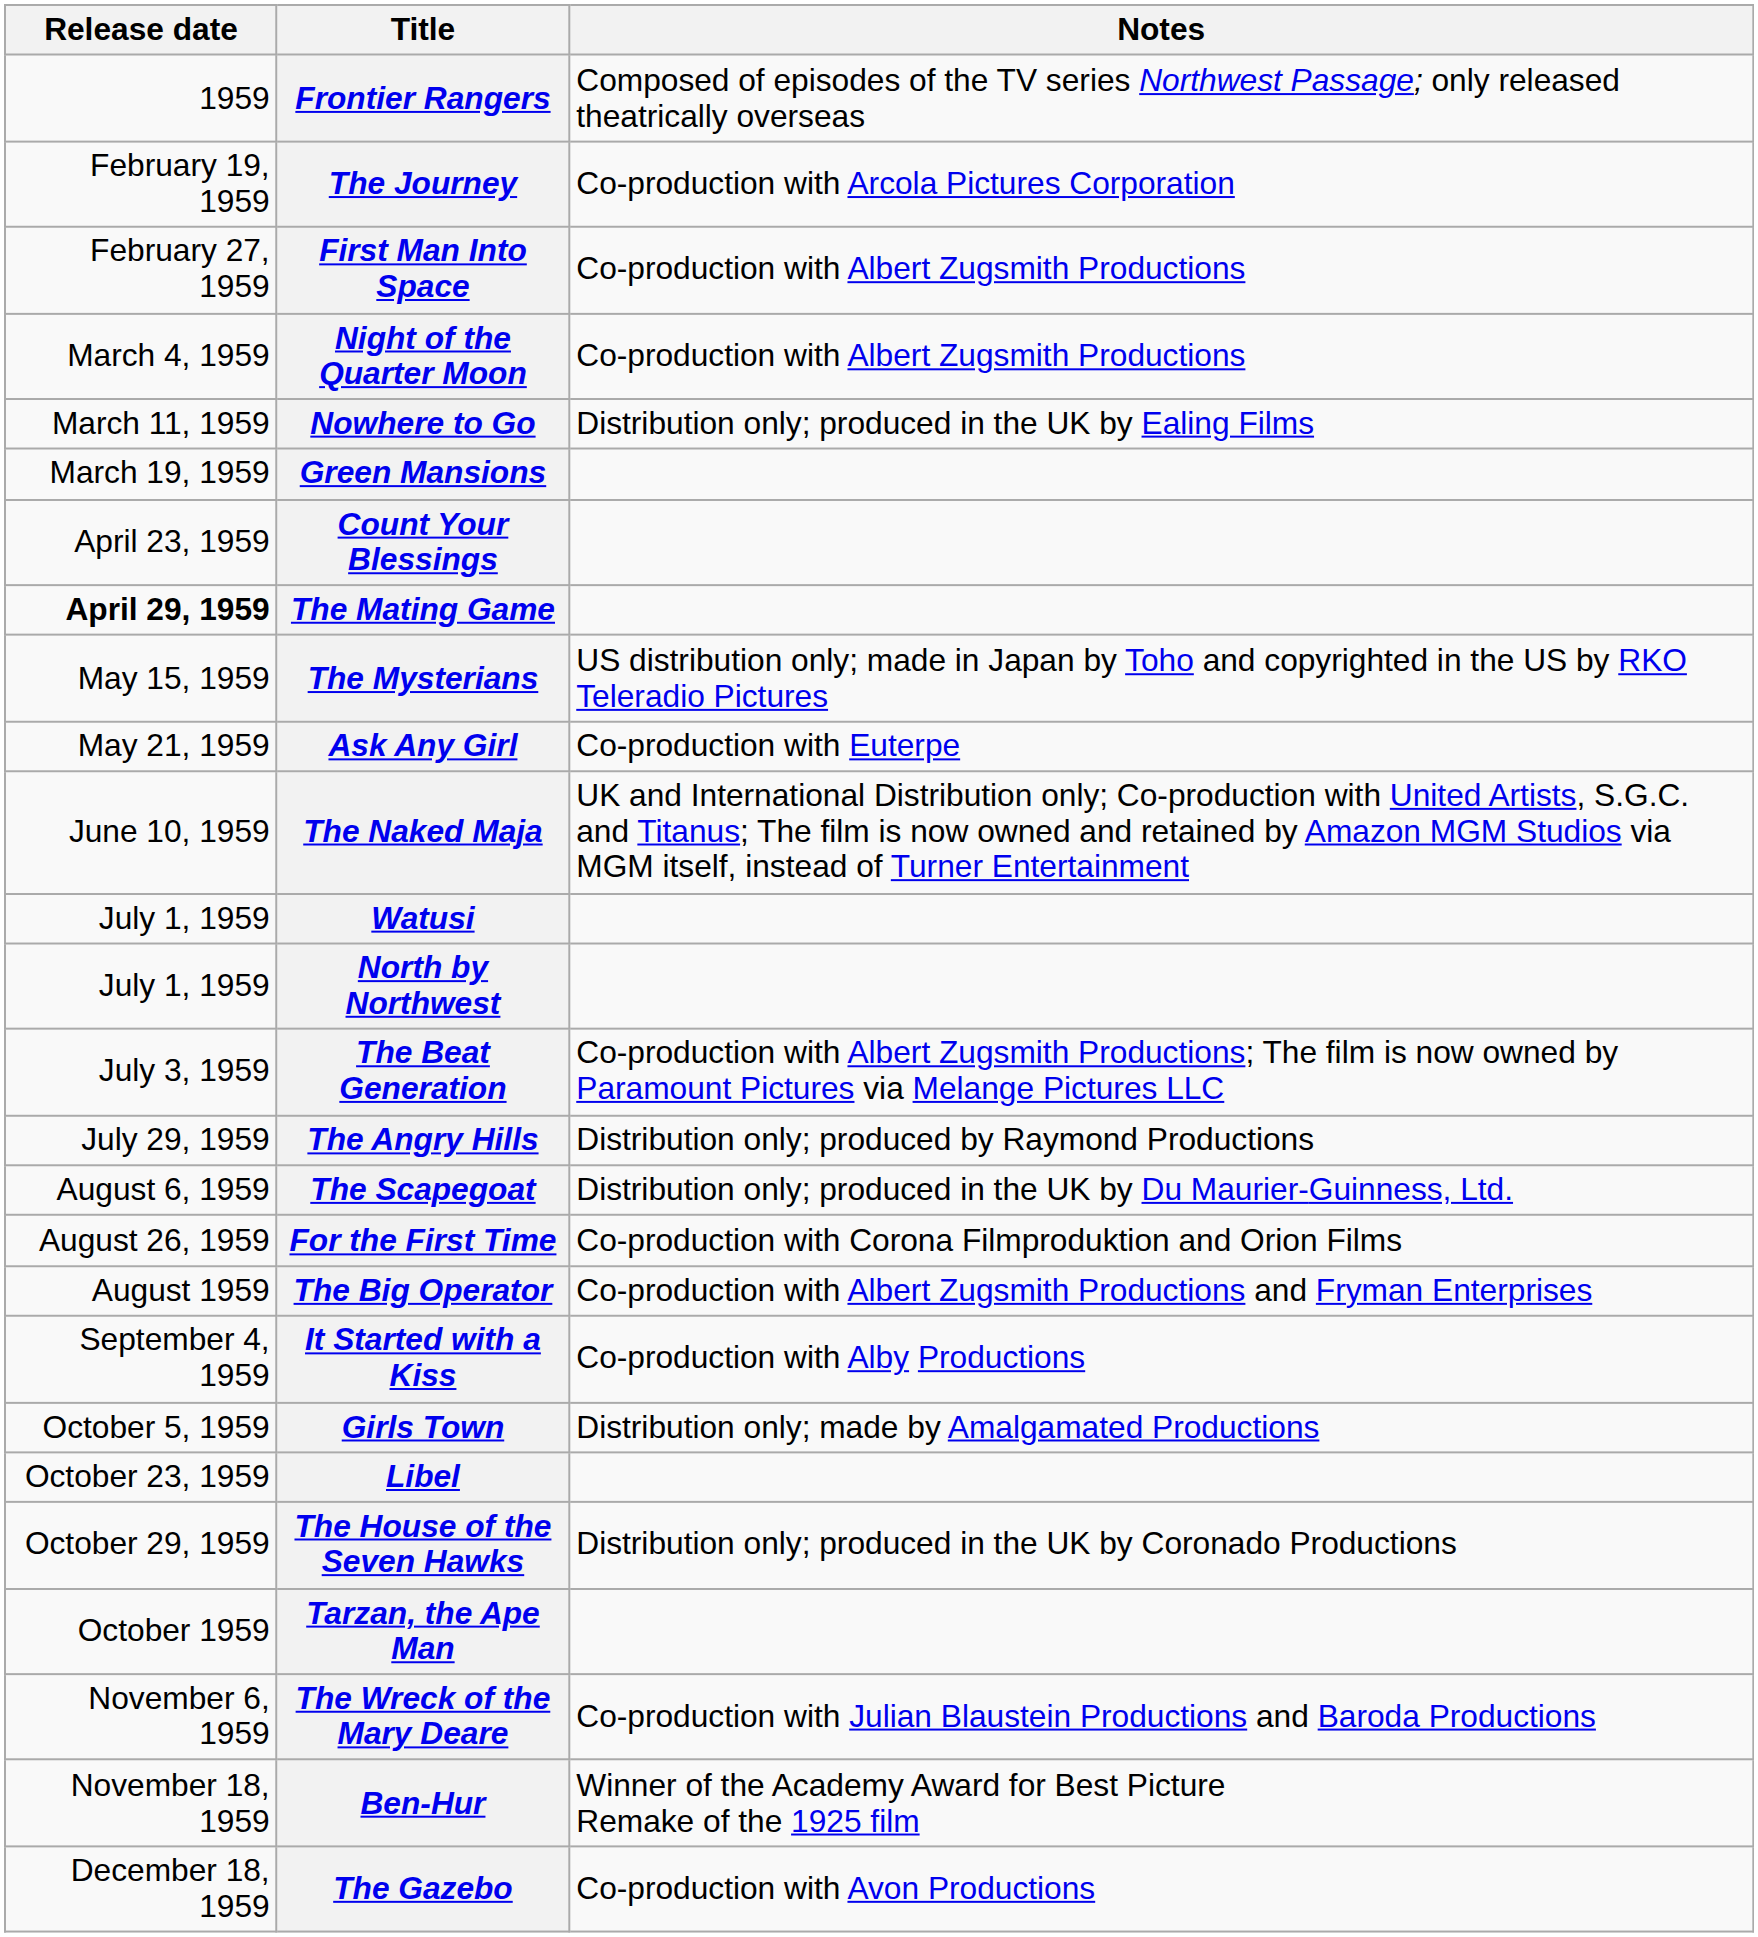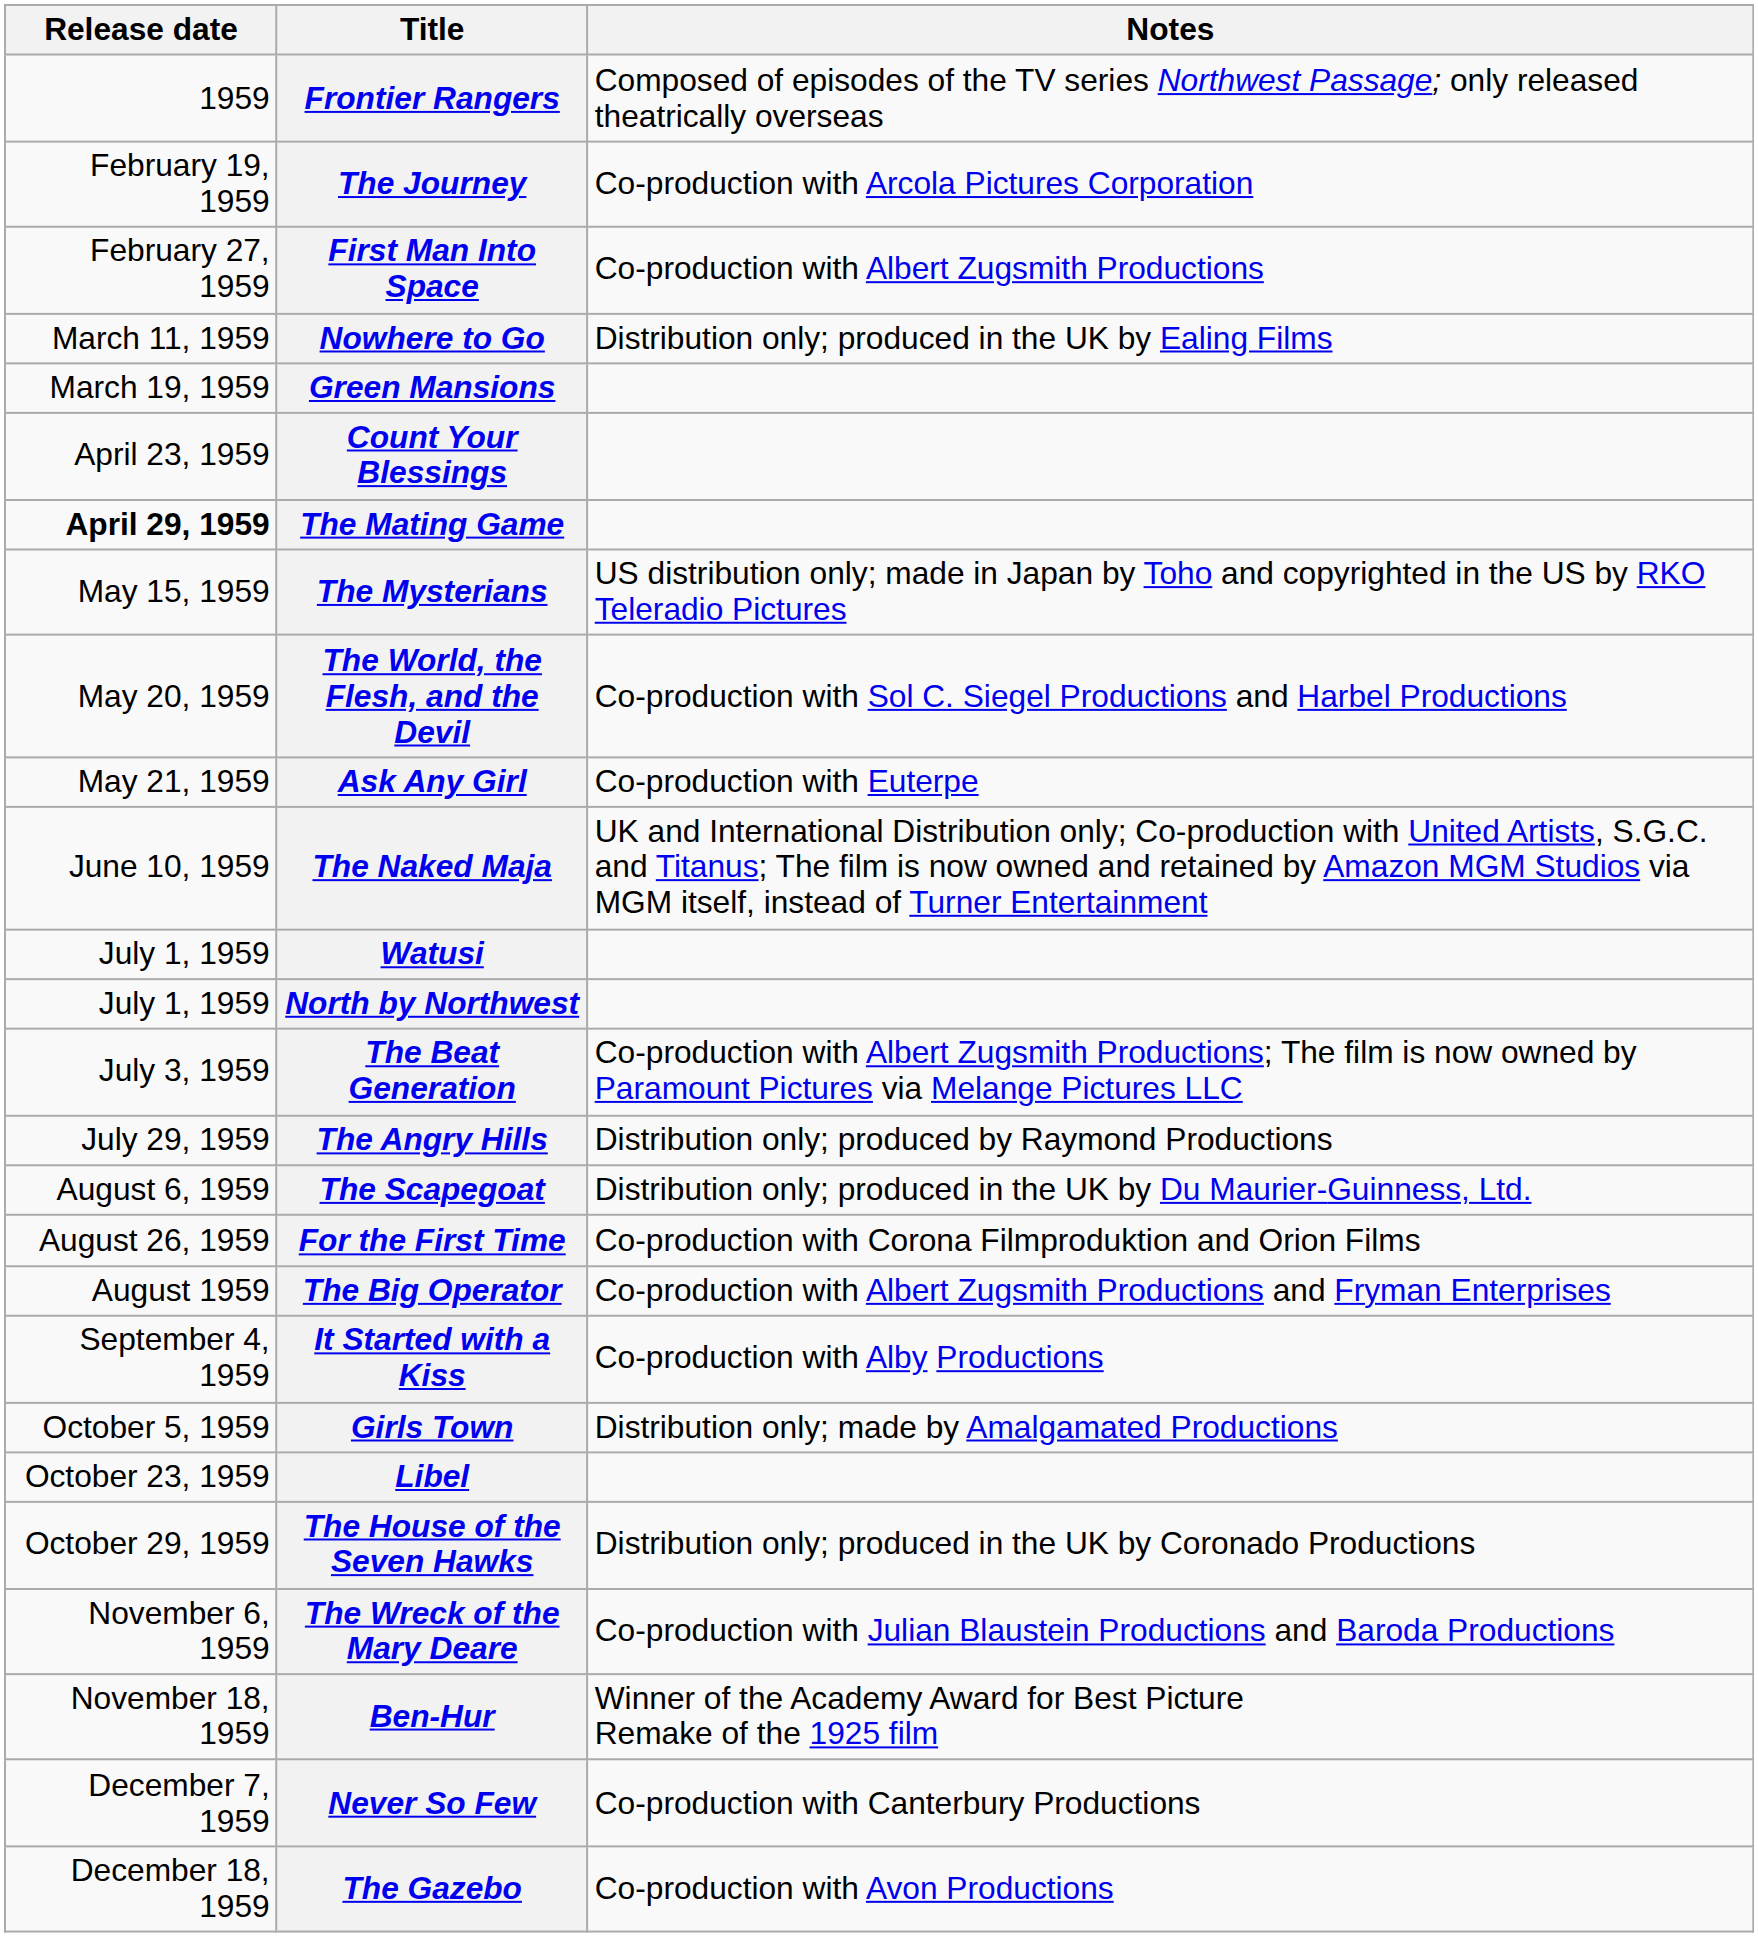- row: (423, 355)
+ row: (432, 695)
- row: (423, 1630)
+ row: (432, 1802)
